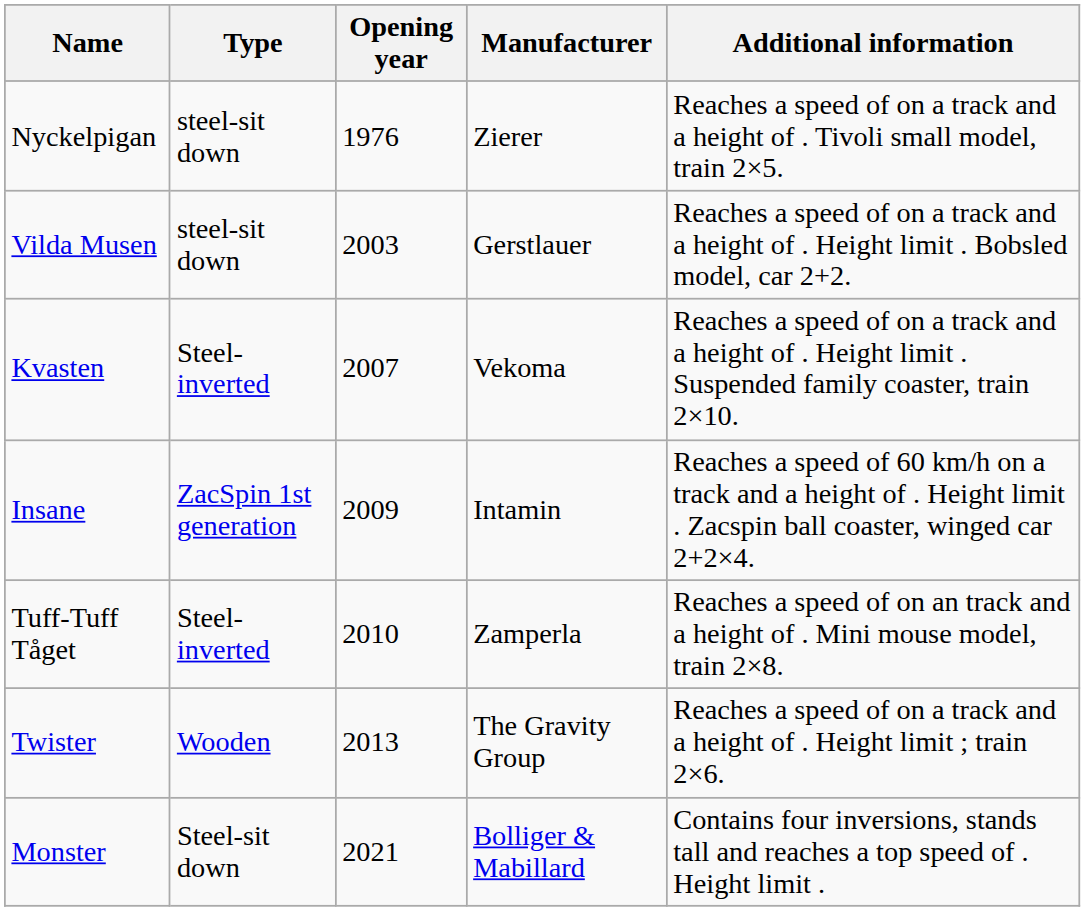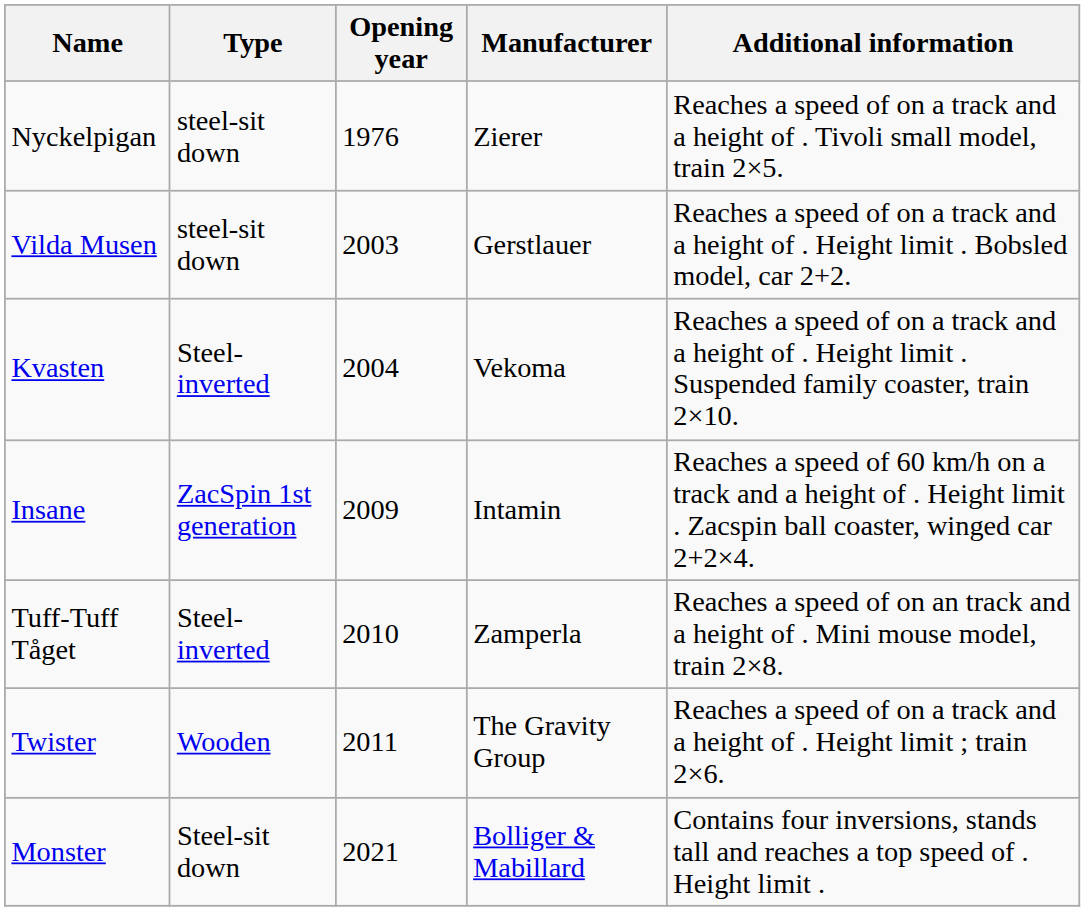(371, 368) 2007 -> (371, 368) 2004
(371, 742) 2013 -> (370, 742) 2011
